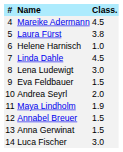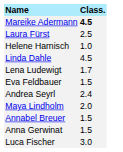- column: (10, 10)
(98, 22) normal -> (86, 22) bold
(98, 34) 3.8 -> (86, 34) 2.5
(98, 70) 3.0 -> (86, 70) 1.7
(98, 94) 2.0 -> (86, 94) 2.4
(98, 106) 1.9 -> (86, 106) 2.0
